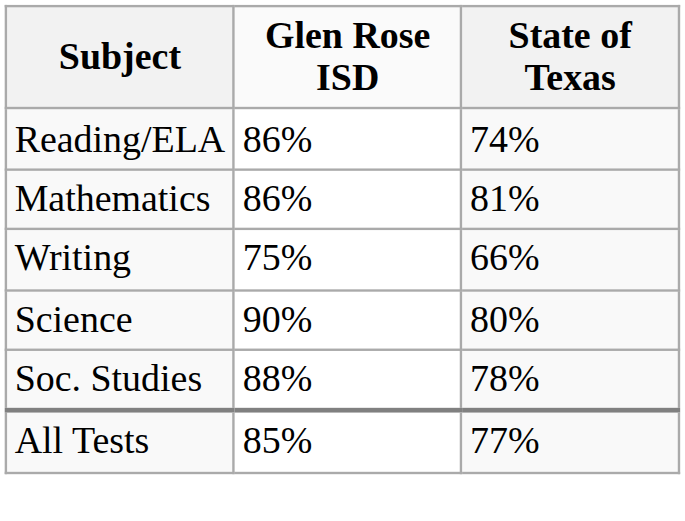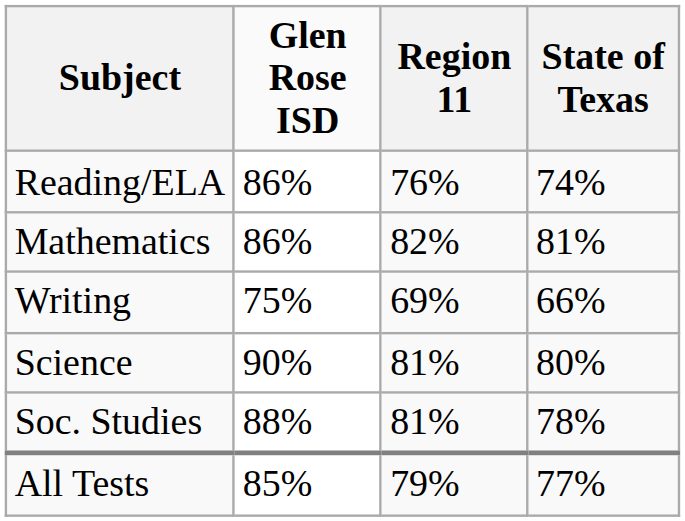+ column: (454, 78)
